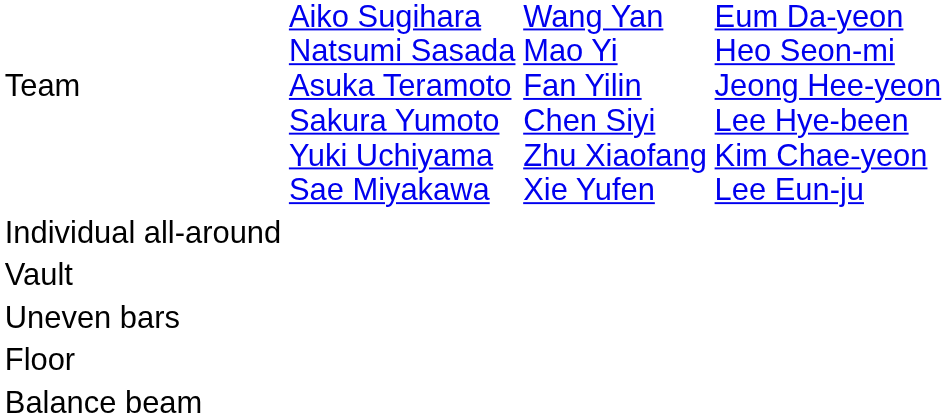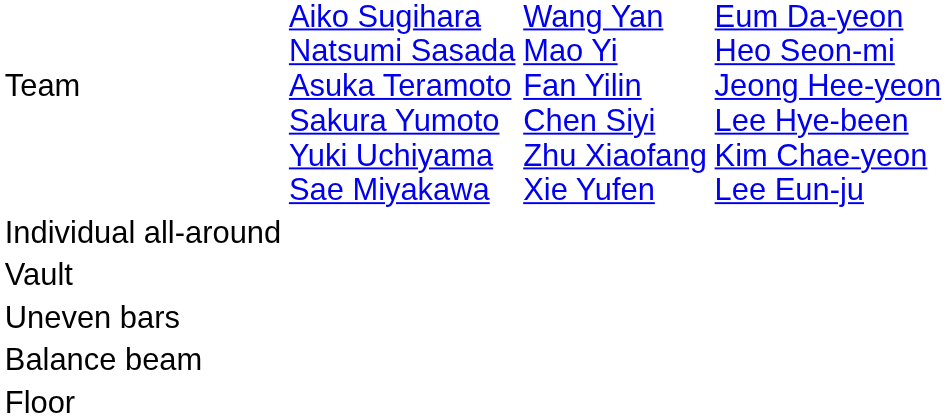rows swapped: (104, 402) <-> (40, 359)
